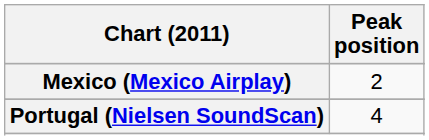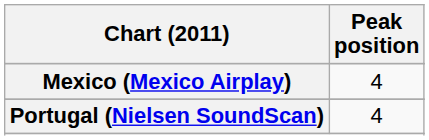(377, 81) 2 -> (377, 81) 4
